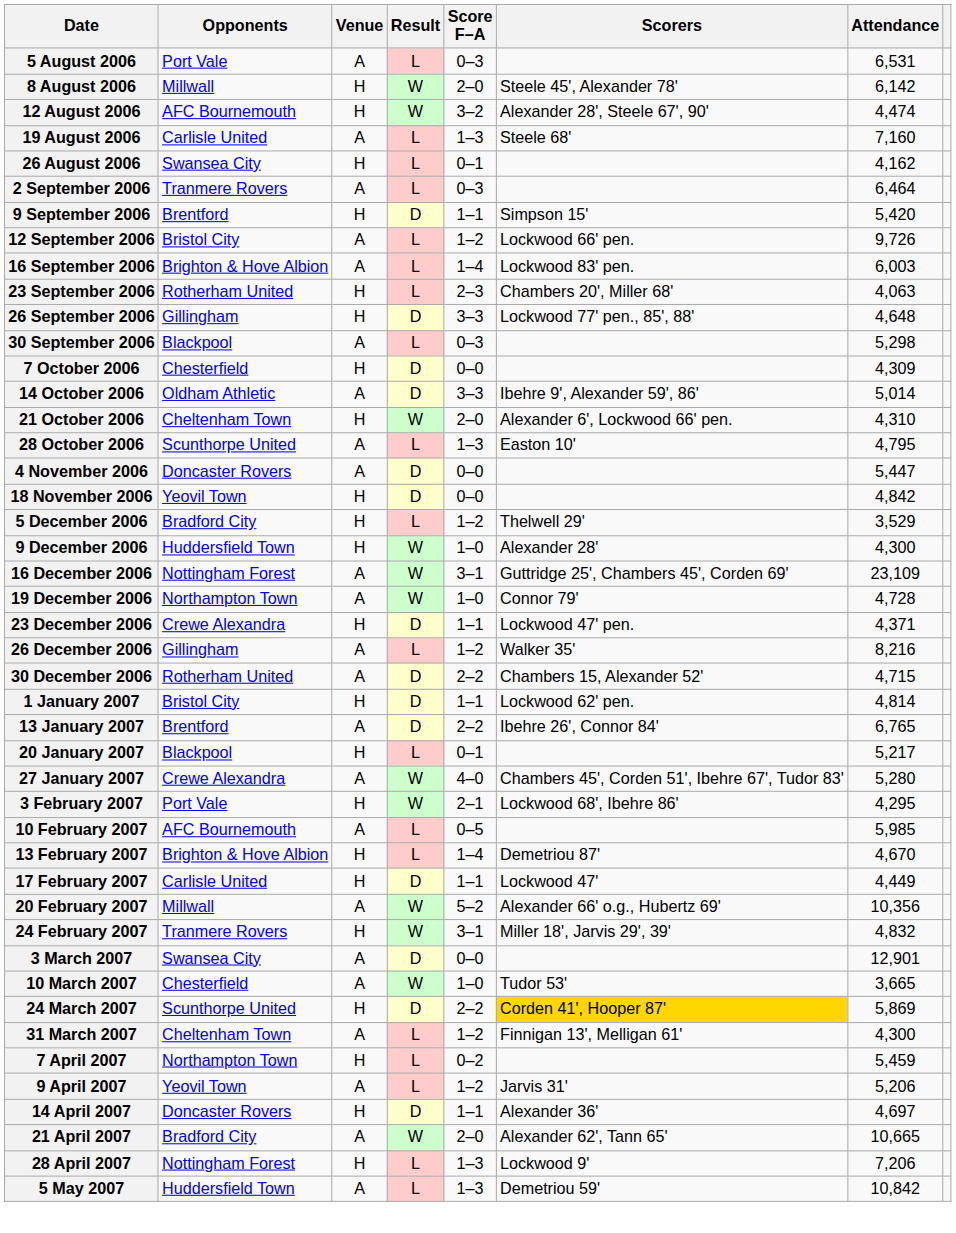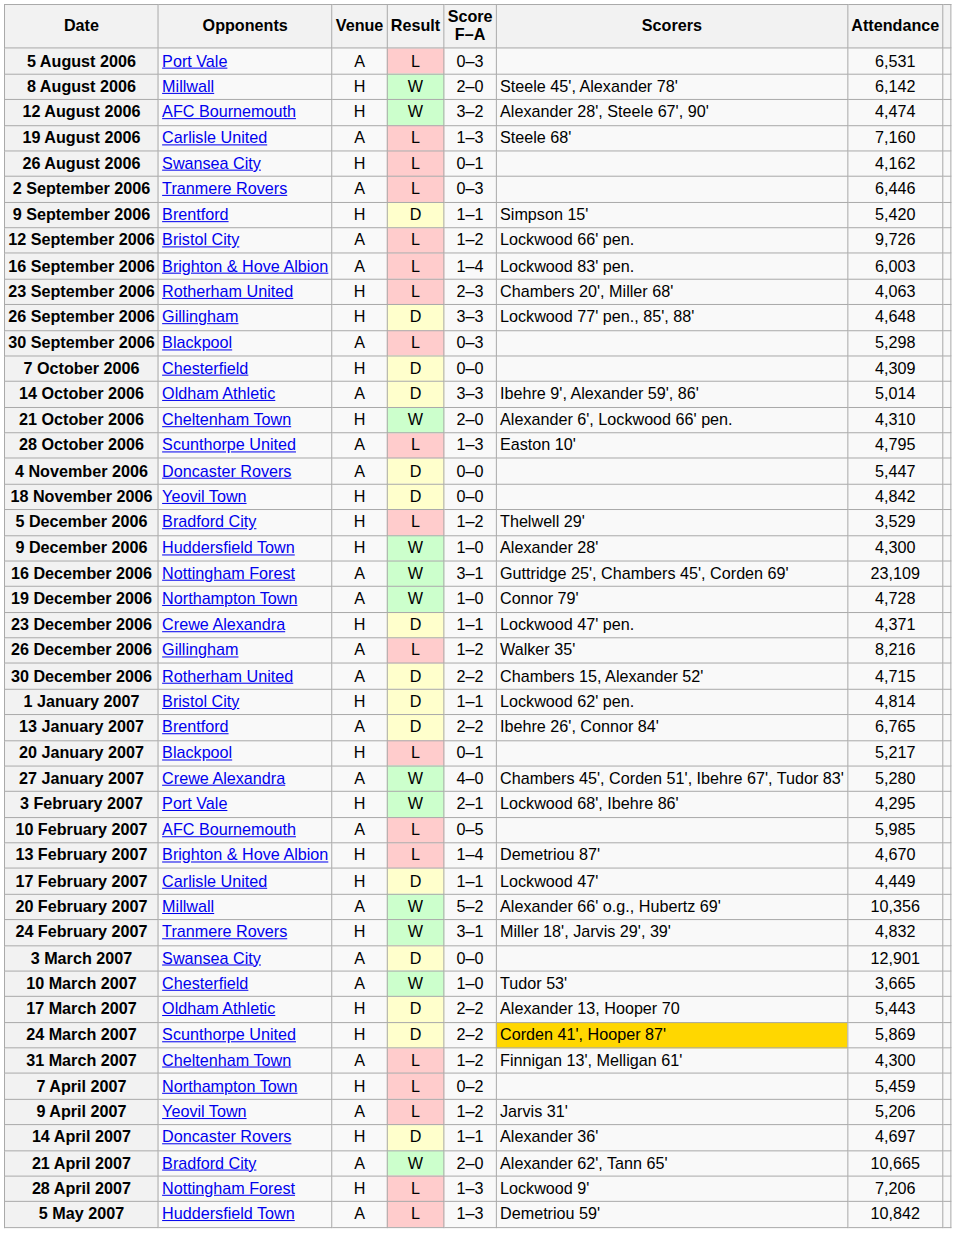(895, 189) 6,464 -> (895, 189) 6,446
+ row: (81, 1009)
